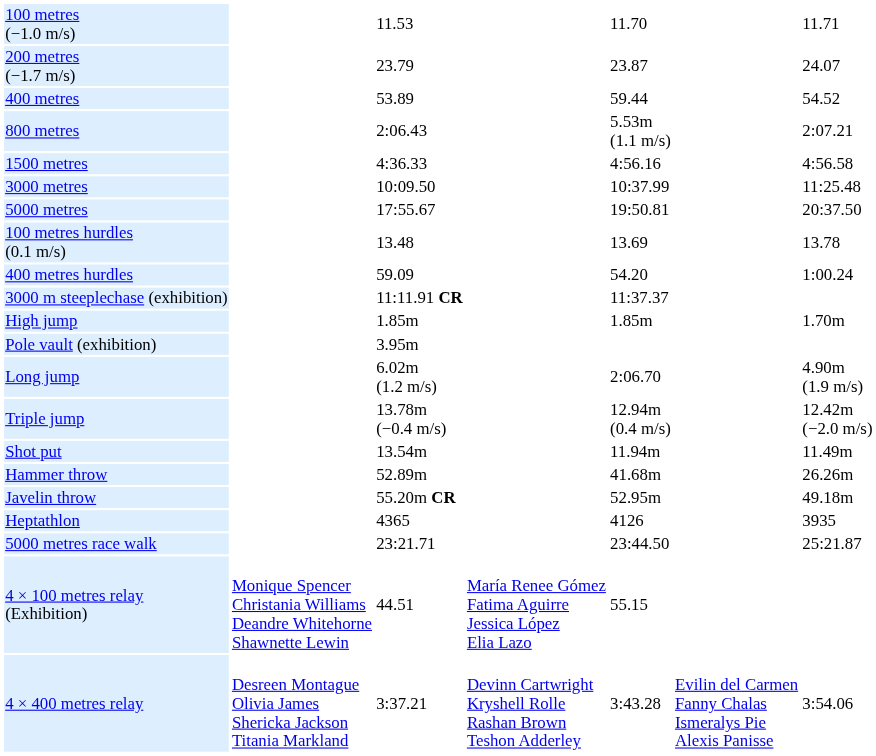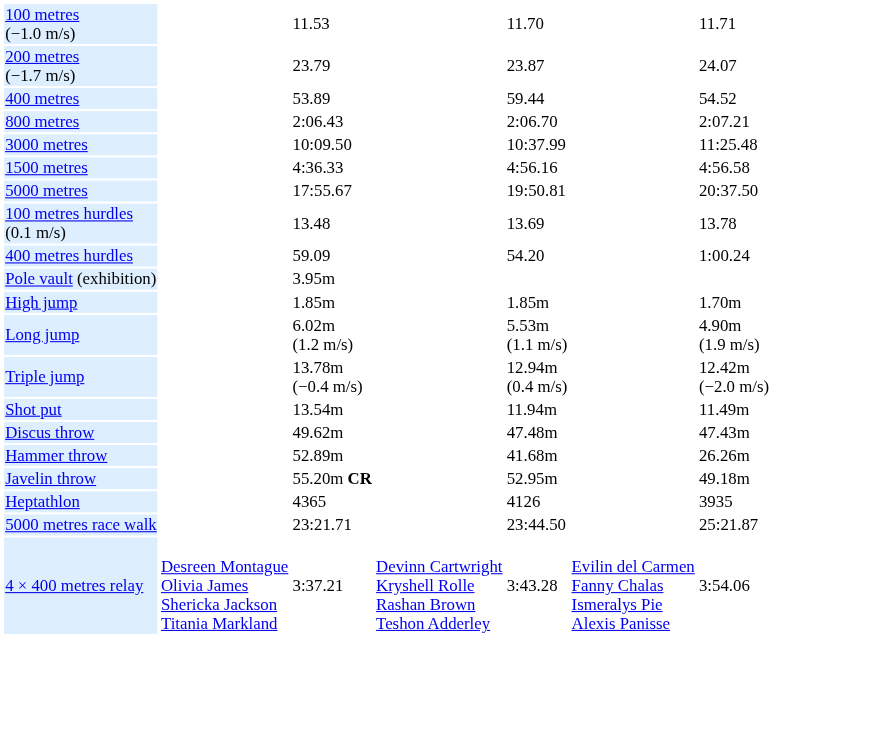(640, 131) 5.53m (1.1 m/s) -> (532, 121) 2:06.70
rows swapped: (46, 163) <-> (46, 186)
- row: (116, 298)
rows swapped: (41, 321) <-> (81, 344)
(636, 376) 2:06.70 -> (537, 334) 5.53m (1.1 m/s)
+ row: (50, 432)
- row: (74, 604)
